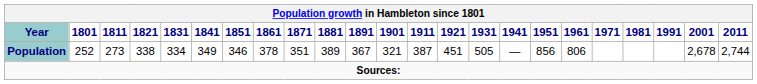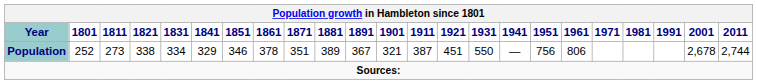(207, 51) 349 -> (207, 51) 329
(484, 51) 505 -> (484, 51) 550
(546, 51) 856 -> (546, 51) 756
